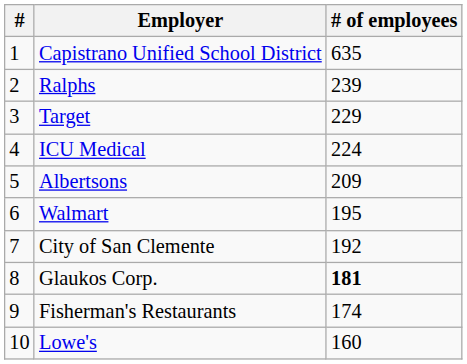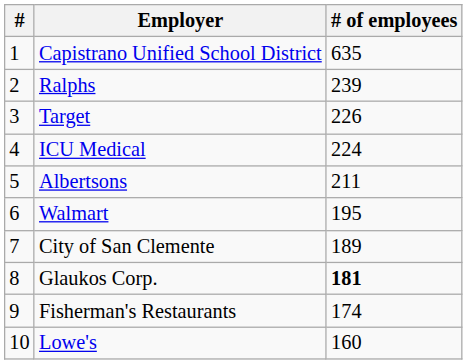(346, 117) 229 -> (346, 117) 226
(346, 181) 209 -> (346, 181) 211
(346, 246) 192 -> (346, 246) 189
